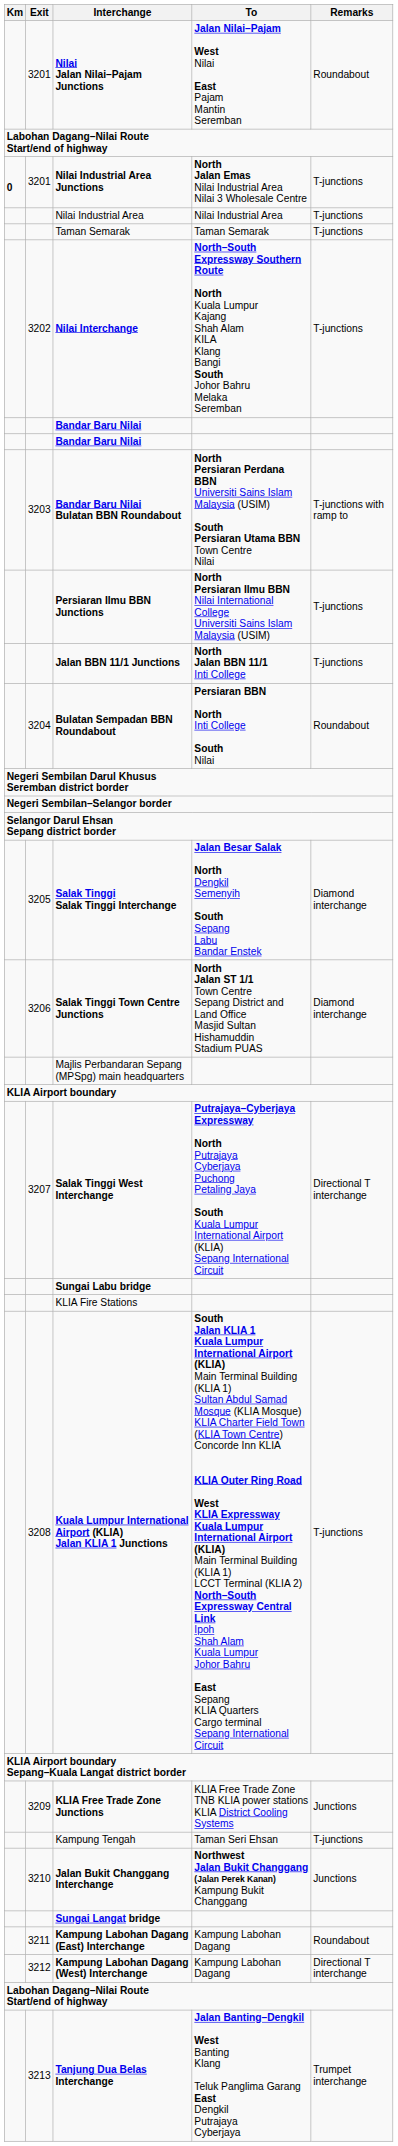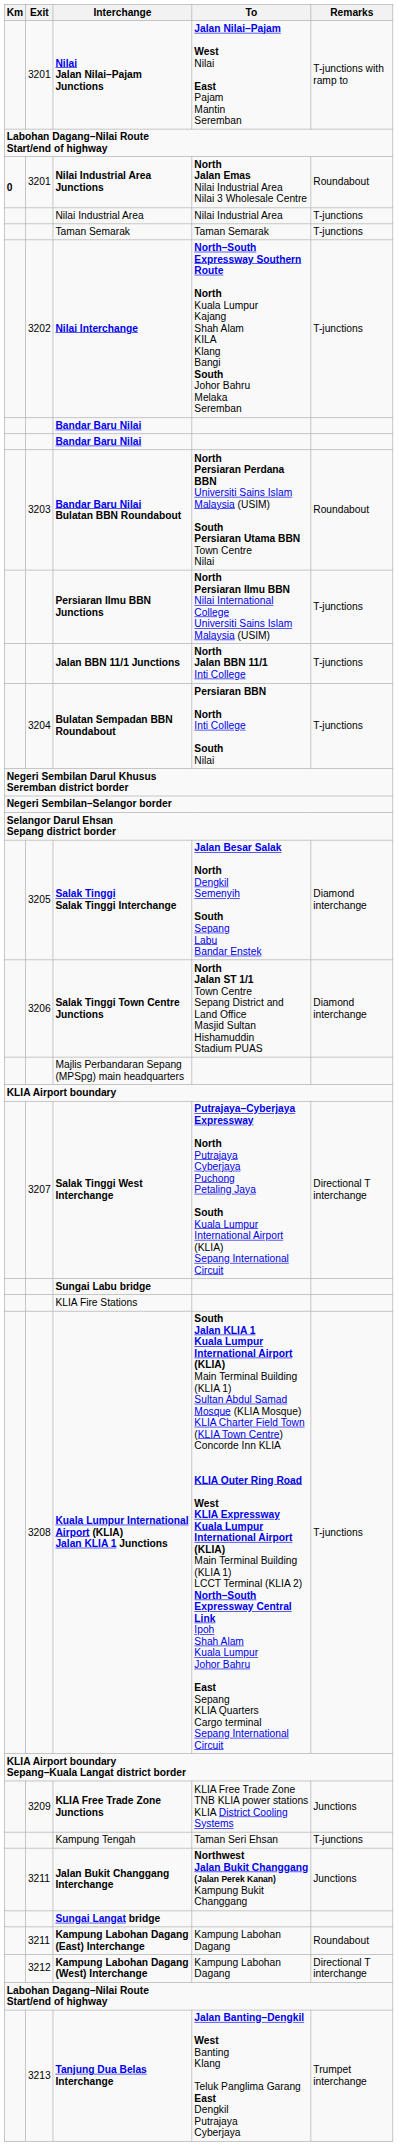(341, 74) Roundabout -> (349, 74) T-junctions with ramp to
(338, 182) T-junctions -> (341, 182) Roundabout
(349, 510) T-junctions with ramp to -> (341, 510) Roundabout
(341, 725) Roundabout -> (338, 725) T-junctions
(39, 1879) 3210 -> (39, 1879) 3211
